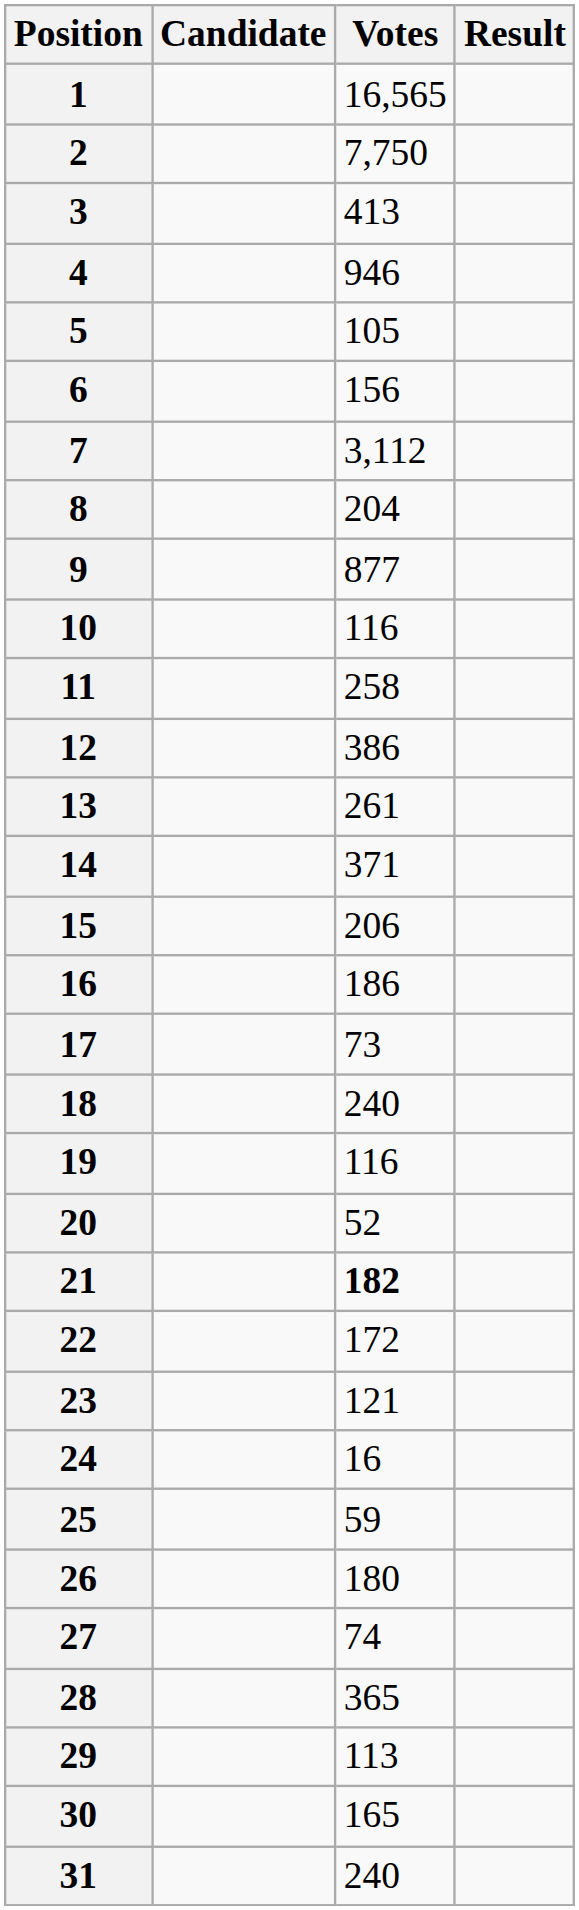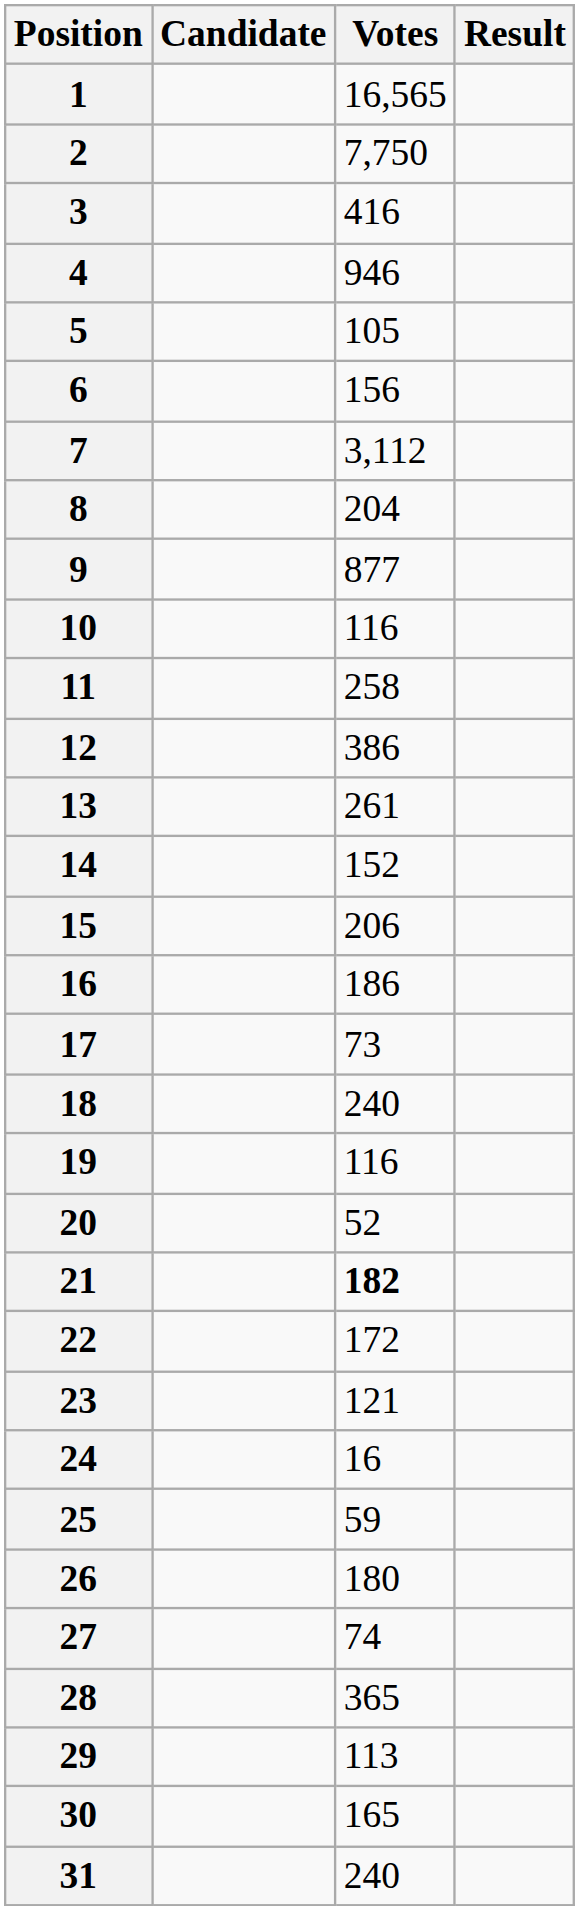(372, 212) 413 -> (372, 212) 416
(372, 865) 371 -> (372, 865) 152
